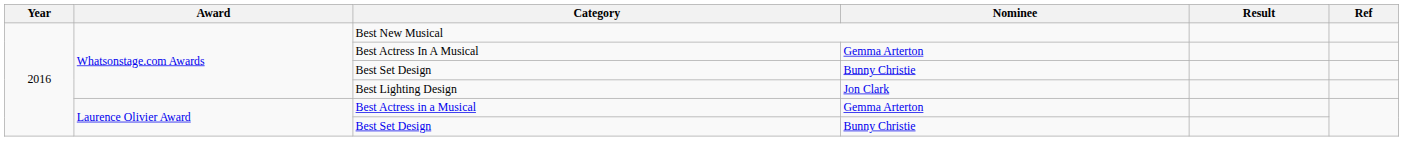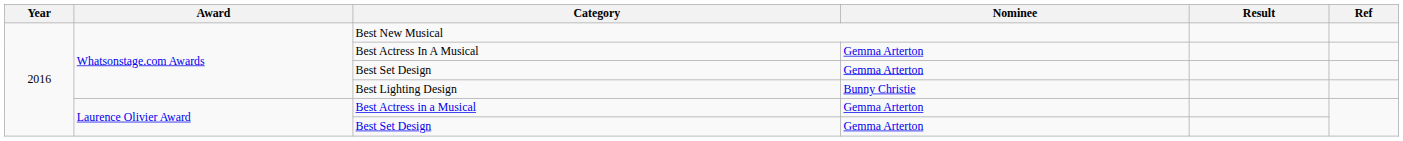(880, 70) Bunny Christie -> (883, 70) Gemma Arterton
(866, 88) Jon Clark -> (880, 88) Bunny Christie
(880, 126) Bunny Christie -> (883, 126) Gemma Arterton
